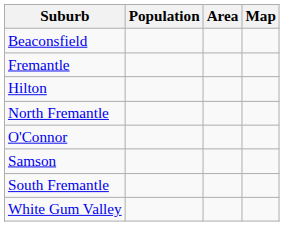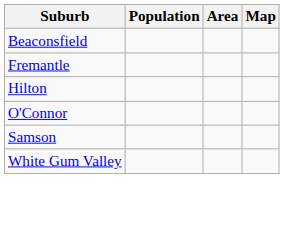- row: (58, 112)
- row: (58, 185)
